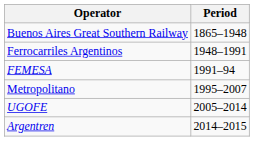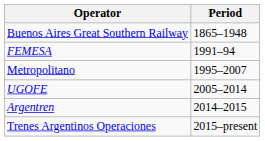- row: (65, 51)
+ row: (81, 126)
